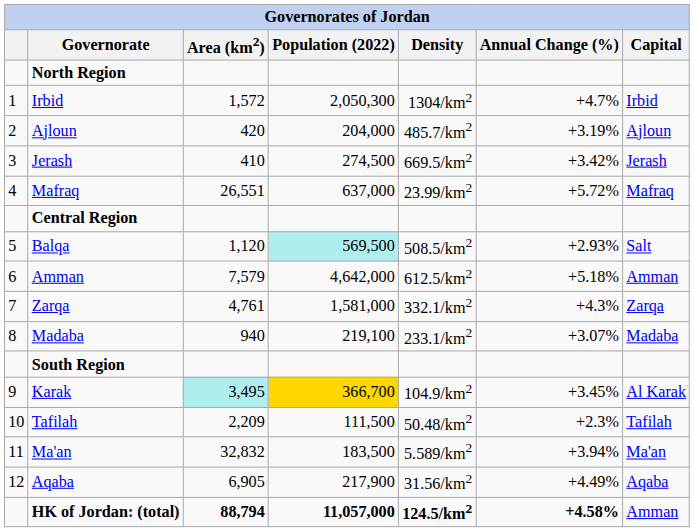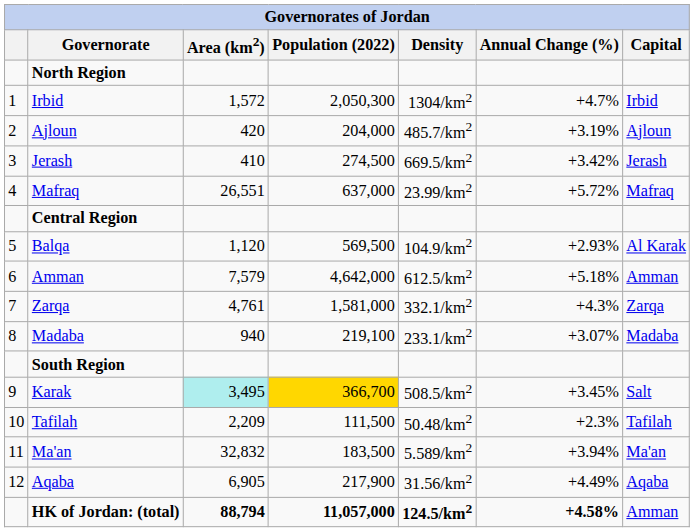(368, 246) paleturquoise background -> (368, 246) no background
(438, 246) 508.5/km2 -> (438, 246) 104.9/km2
(639, 246) Salt -> (656, 246) Al Karak
(438, 392) 104.9/km2 -> (438, 392) 508.5/km2
(656, 392) Al Karak -> (639, 392) Salt
